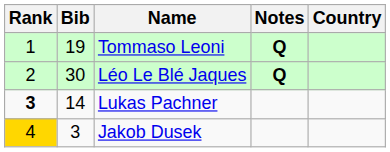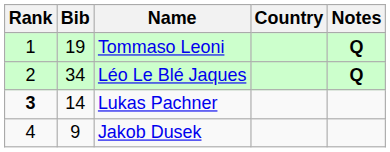columns swapped: (347, 18) <-> (280, 18)
(75, 75) 30 -> (75, 75) 34
(31, 132) gold background -> (31, 132) no background
(75, 132) 3 -> (75, 132) 9
